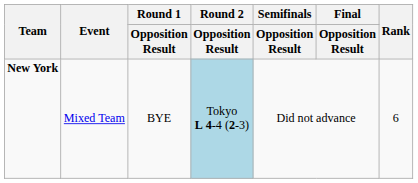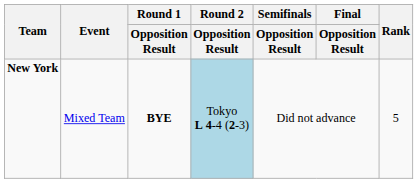(159, 119) normal -> (159, 119) bold
(396, 119) 6 -> (396, 119) 5
